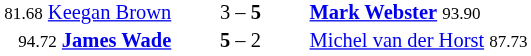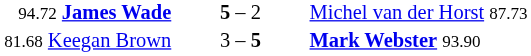rows swapped: (95, 40) <-> (88, 12)
